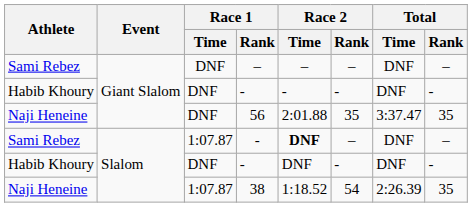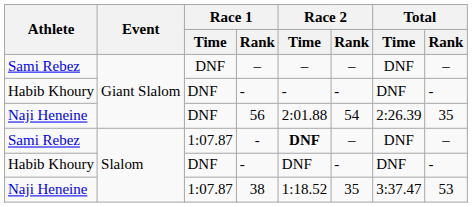(352, 116) 35 -> (352, 116) 54
(399, 116) 3:37.47 -> (399, 116) 2:26.39
(352, 190) 54 -> (352, 190) 35
(399, 190) 2:26.39 -> (399, 190) 3:37.47
(446, 190) 35 -> (446, 190) 53
